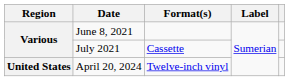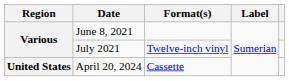(165, 48) Cassette -> (187, 48) Twelve-inch vinyl
(187, 66) Twelve-inch vinyl -> (165, 66) Cassette
